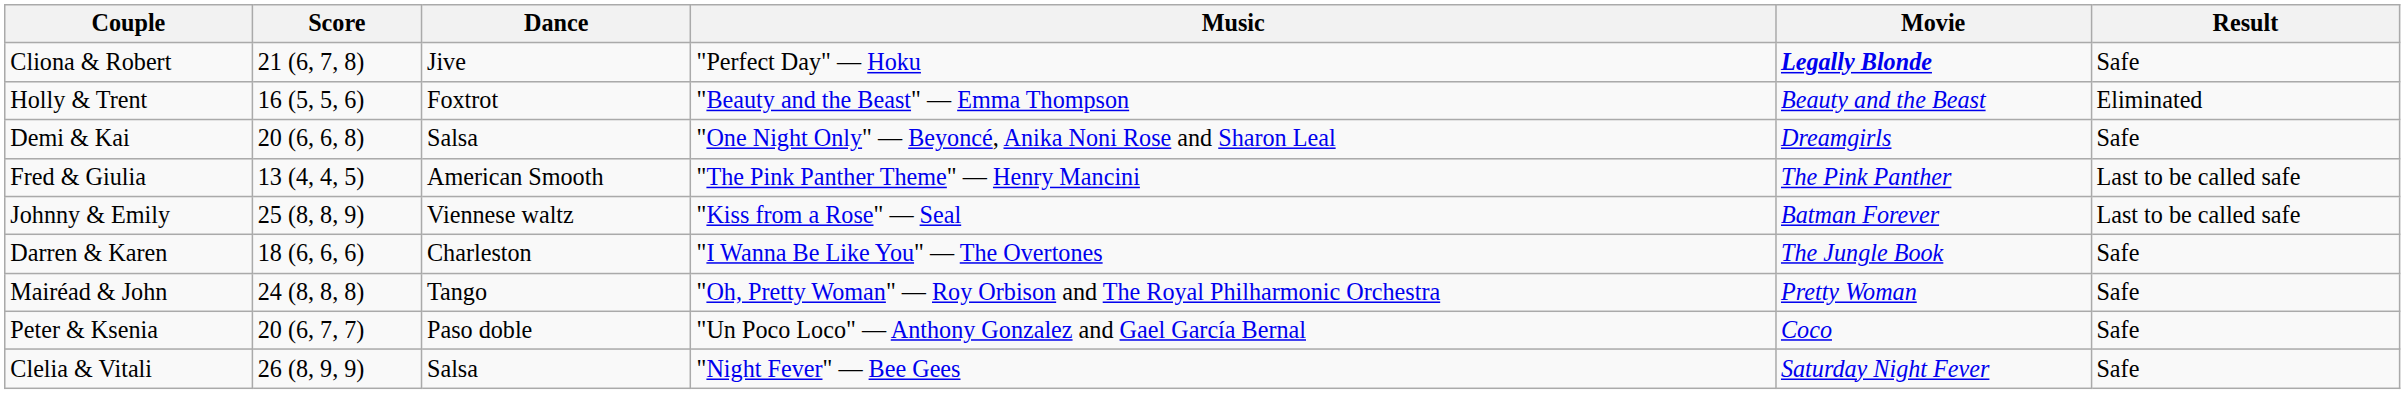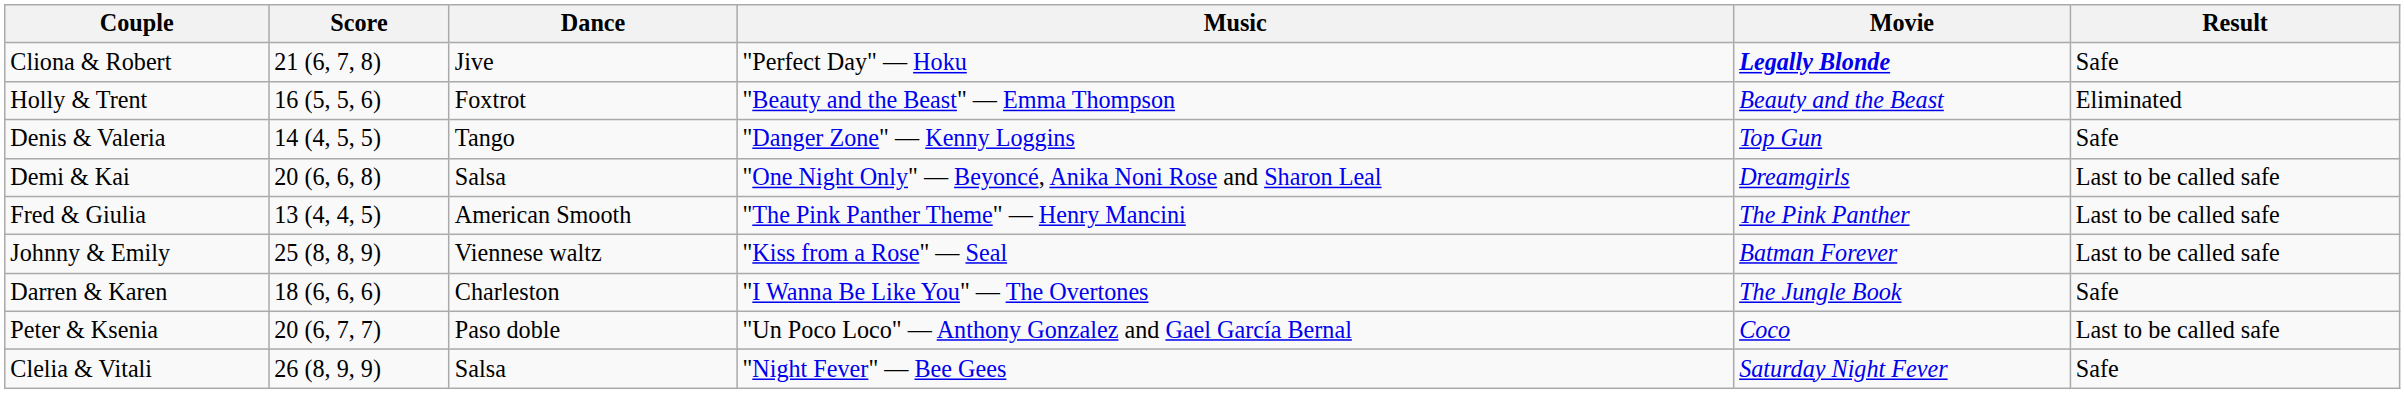+ row: (88, 138)
(2118, 138) Safe -> (2178, 176) Last to be called safe
- row: (89, 291)
(2118, 330) Safe -> (2178, 330) Last to be called safe
